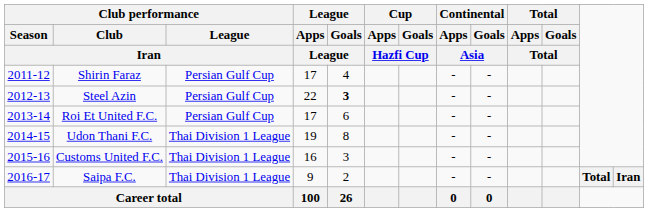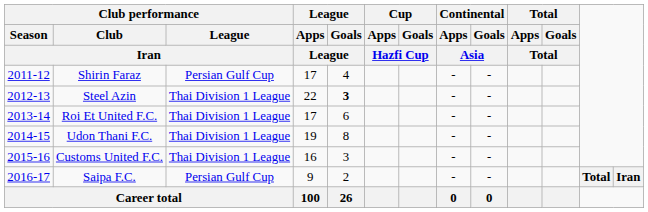(230, 95) Persian Gulf Cup -> (230, 95) Thai Division 1 League
(230, 116) Persian Gulf Cup -> (230, 116) Thai Division 1 League
(230, 177) Thai Division 1 League -> (230, 177) Persian Gulf Cup
